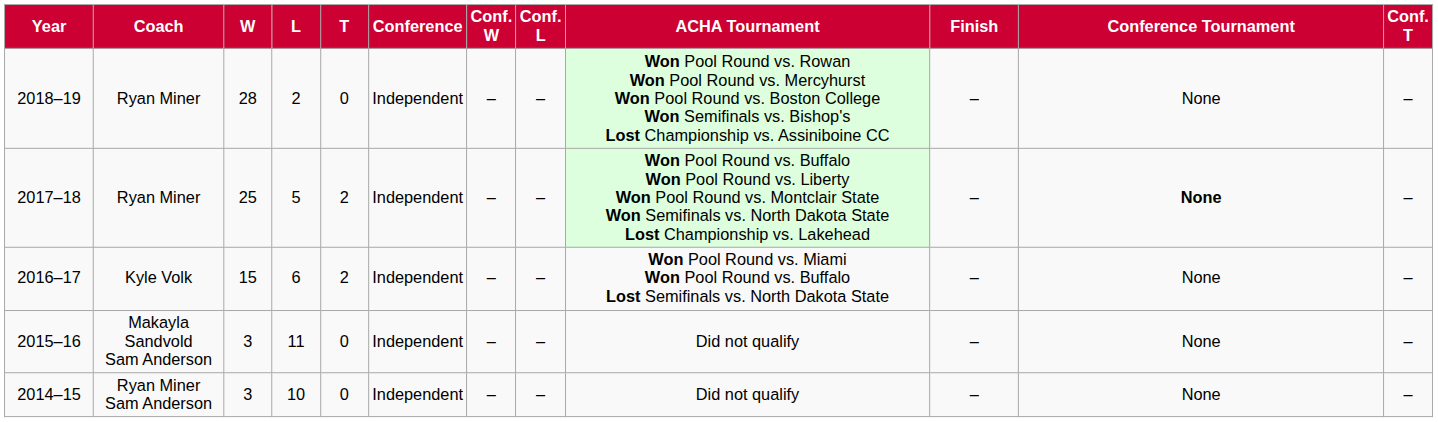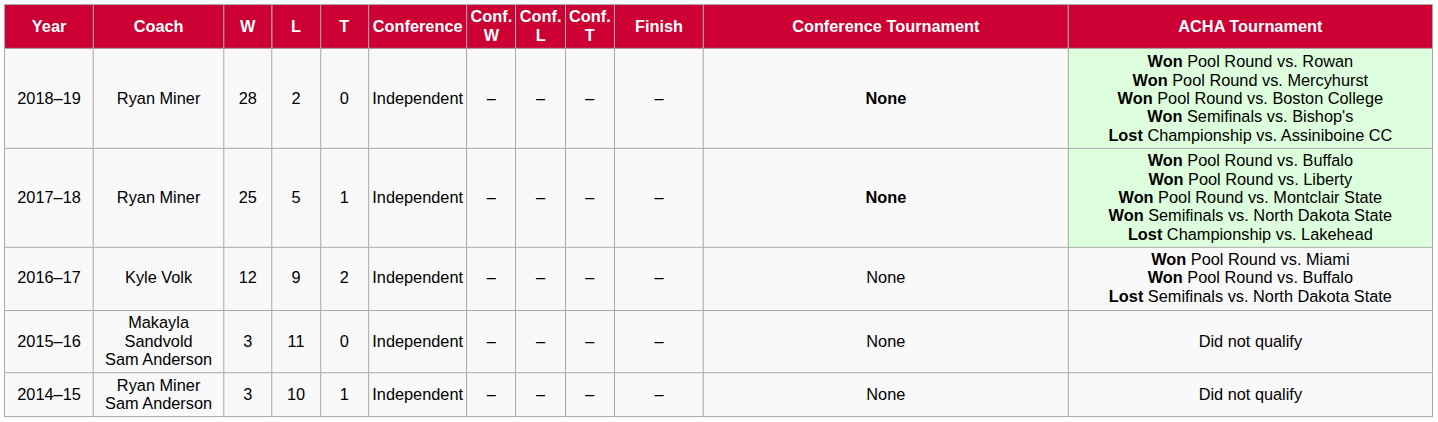columns swapped: (1408, 26) <-> (747, 26)
(1201, 98) normal -> (886, 98) bold
(344, 197) 2 -> (344, 197) 1
(248, 278) 15 -> (248, 278) 12
(296, 278) 6 -> (296, 278) 9
(344, 394) 0 -> (344, 394) 1
